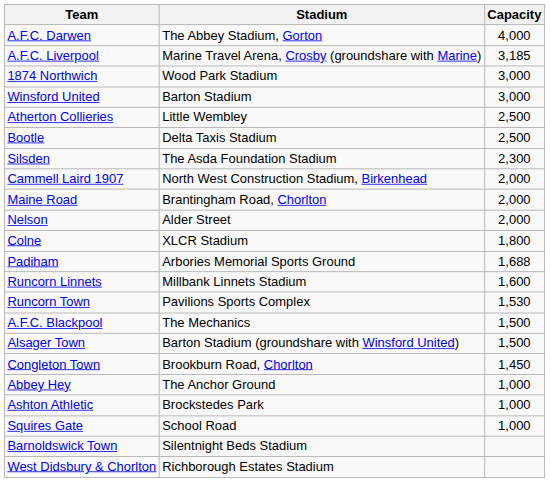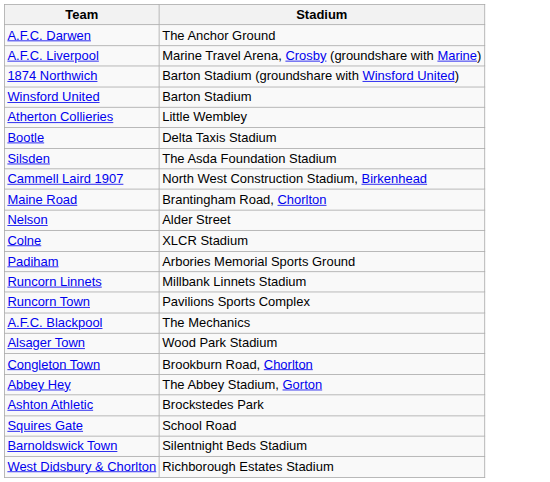- column: (514, 14)
(242, 35) The Abbey Stadium, Gorton -> (219, 35) The Anchor Ground
(220, 76) Wood Park Stadium -> (311, 76) Barton Stadium (groundshare with Winsford United)
(311, 343) Barton Stadium (groundshare with Winsford United) -> (220, 343) Wood Park Stadium
(219, 384) The Anchor Ground -> (242, 384) The Abbey Stadium, Gorton
